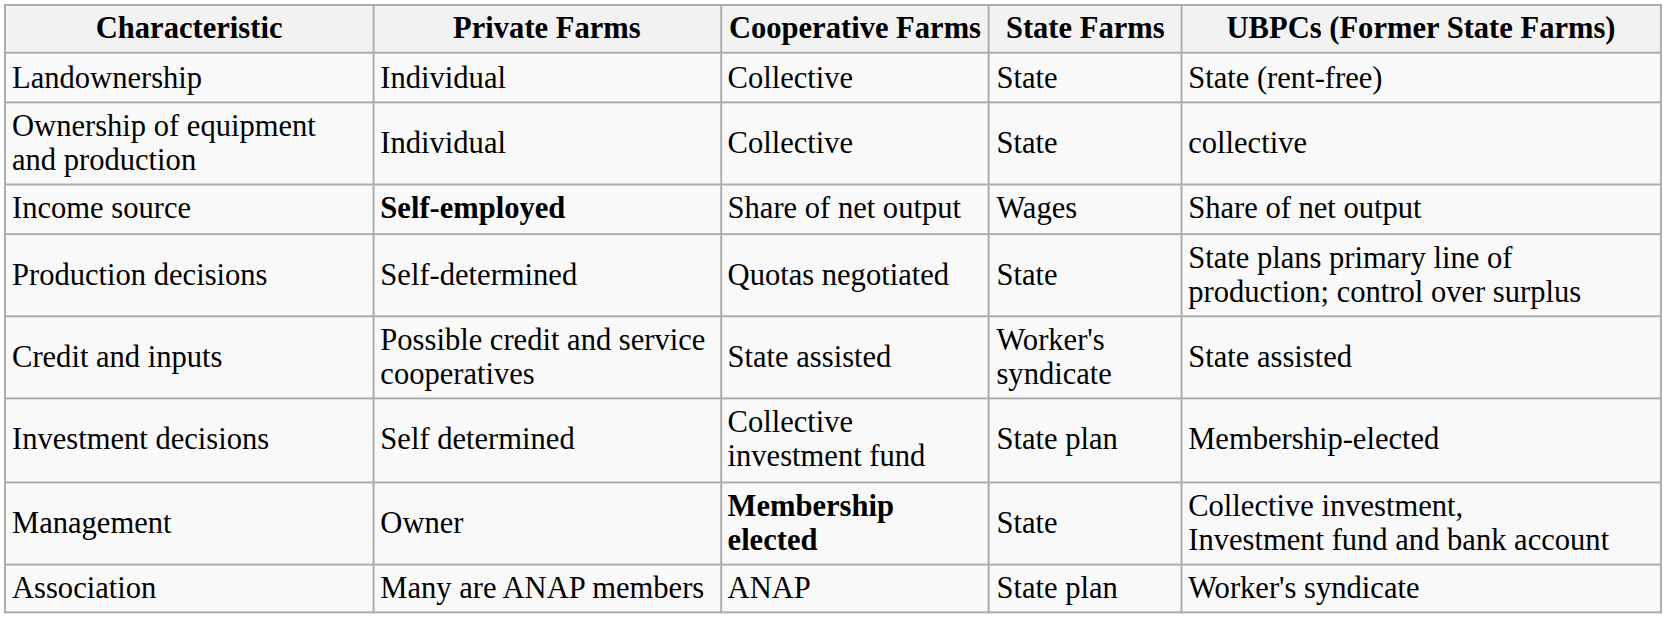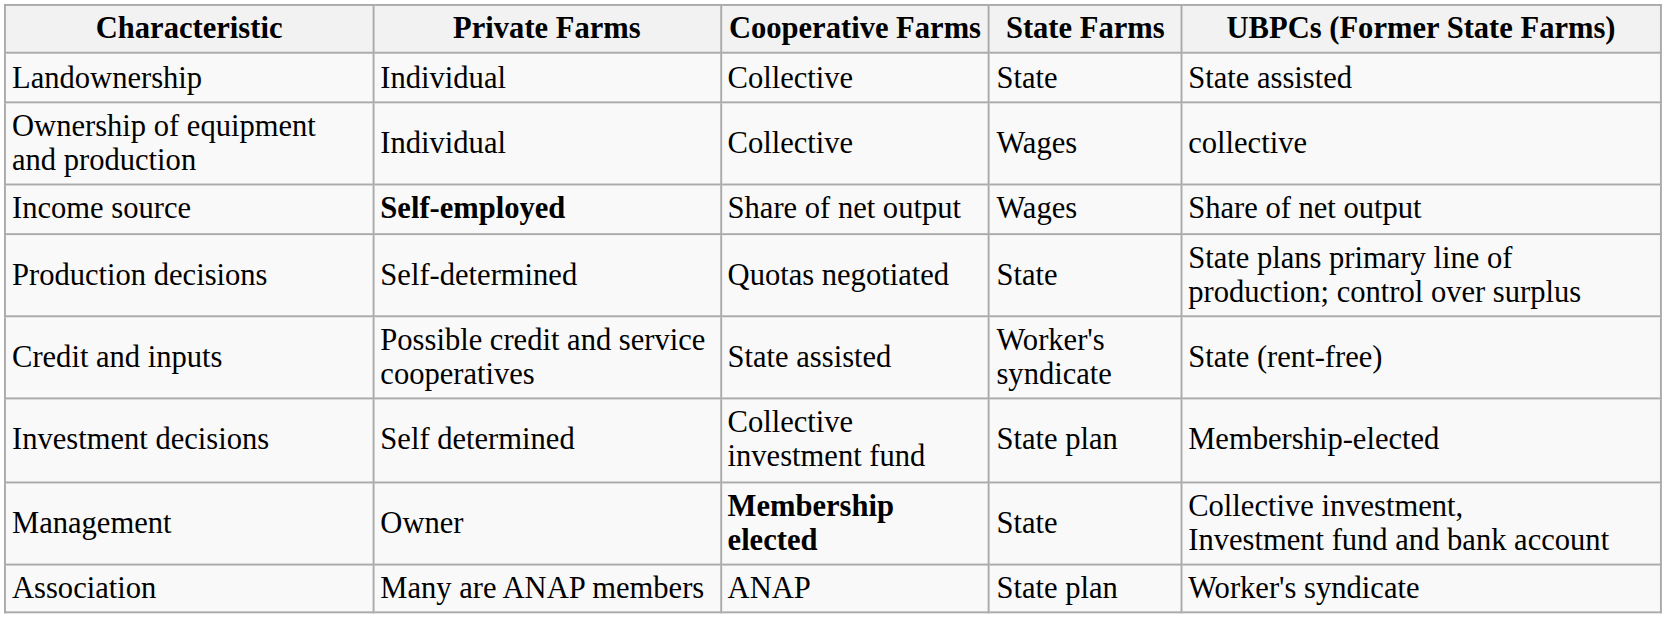(1285, 77) State (rent-free) -> (1270, 77) State assisted
(1027, 142) State -> (1037, 142) Wages
(1270, 357) State assisted -> (1285, 357) State (rent-free)
